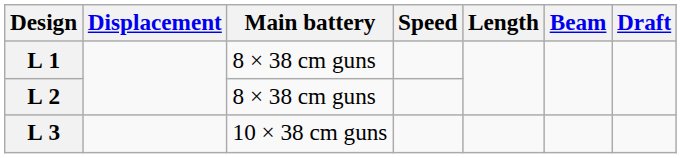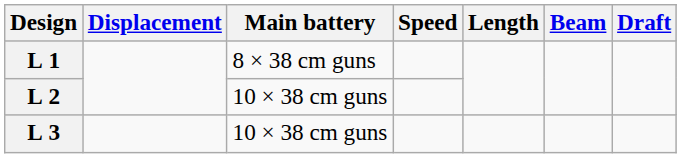(304, 96) 8 × 38 cm guns -> (310, 96) 10 × 38 cm guns
